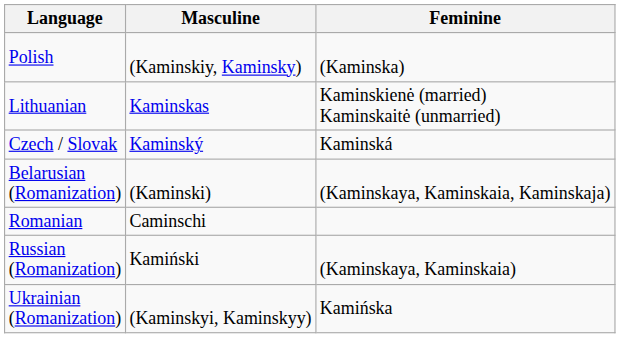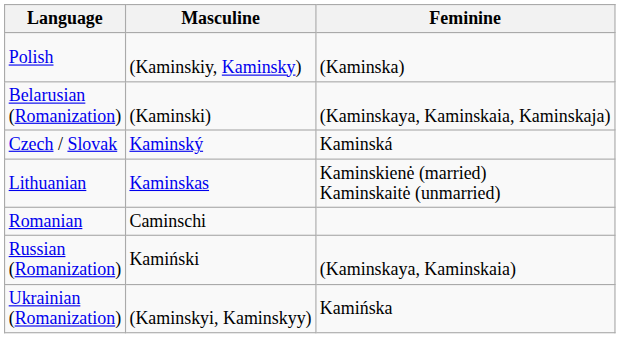rows swapped: (65, 182) <-> (48, 105)
